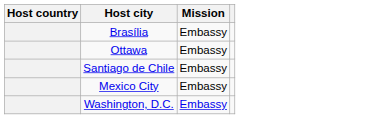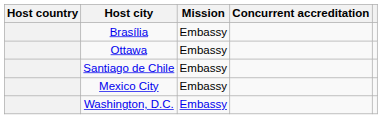+ column: (301, 13)
